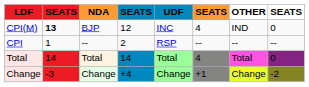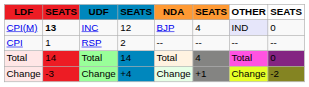columns swapped: (174, 12) <-> (99, 12)
(240, 27) no background -> (240, 27) lavender background
